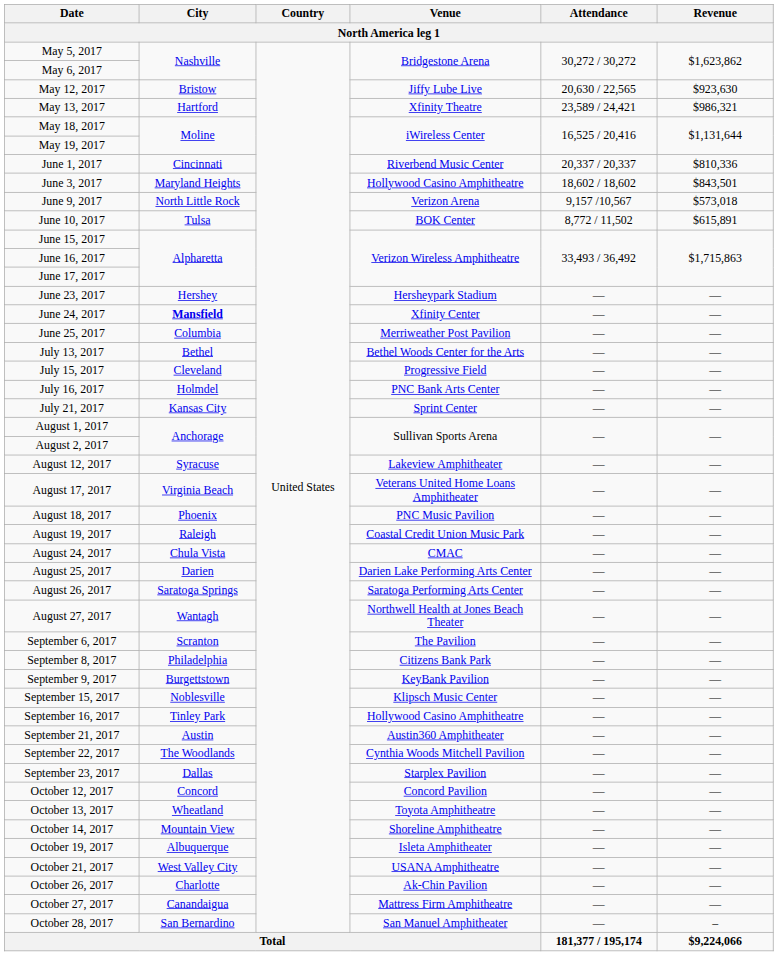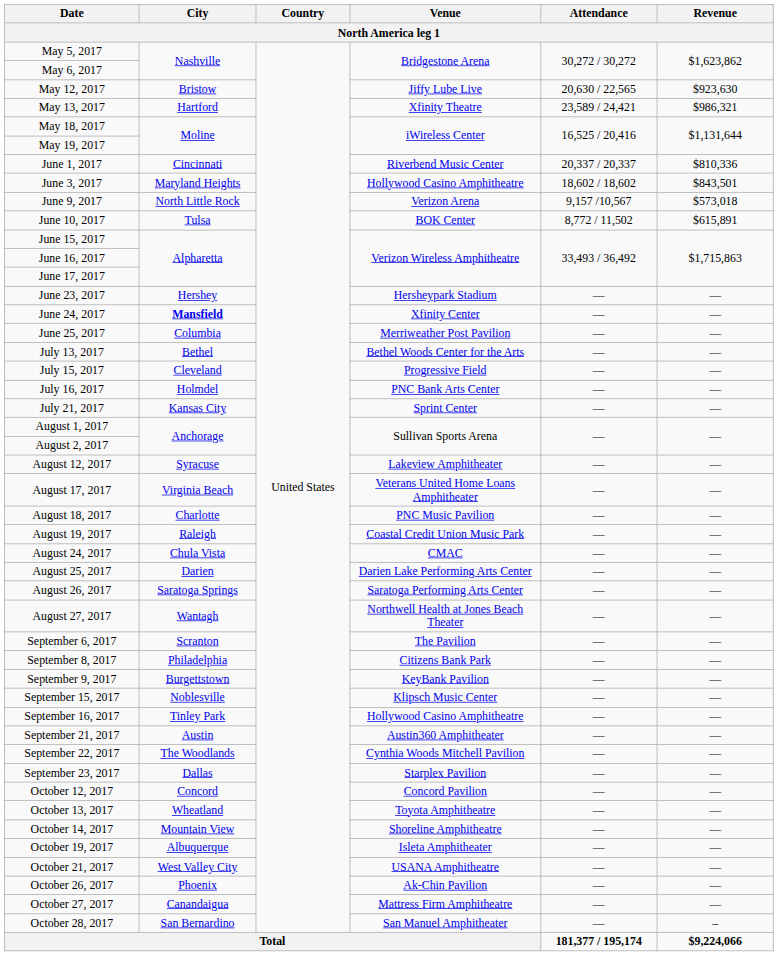(198, 515) Phoenix -> (198, 515) Charlotte
(198, 885) Charlotte -> (198, 885) Phoenix
